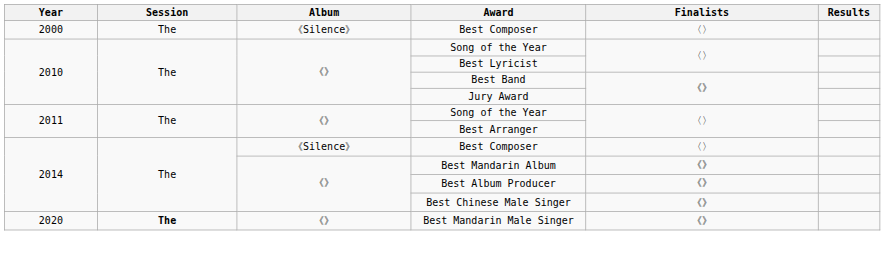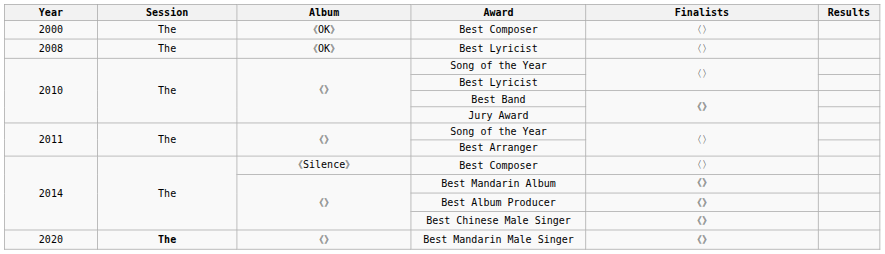(324, 30) 《Silence》 -> (324, 30) 《OK》
+ row: (51, 49)
